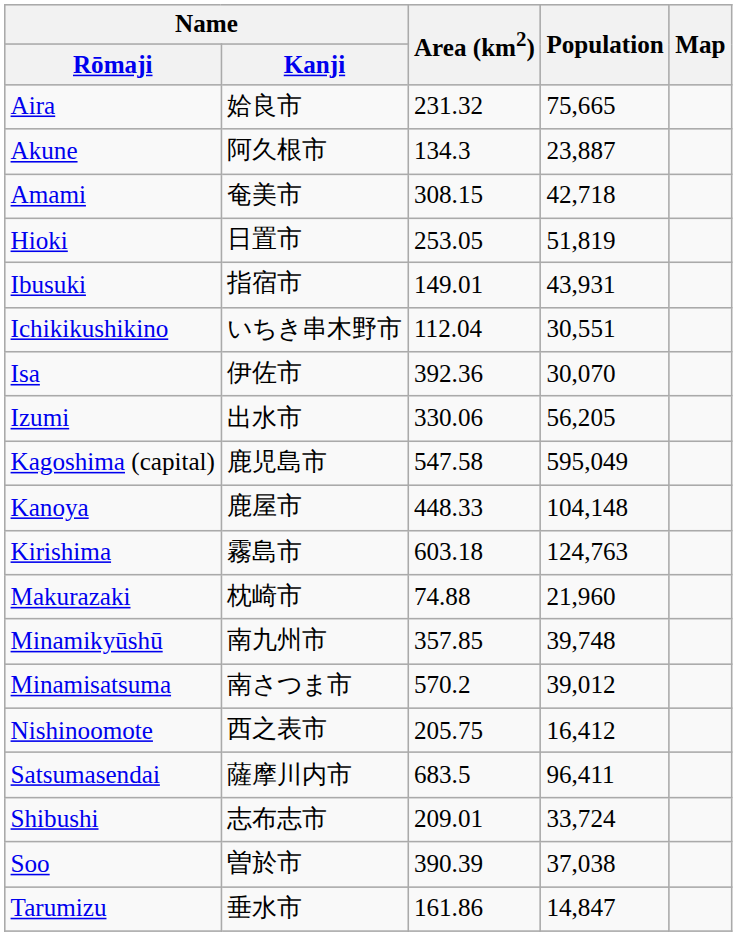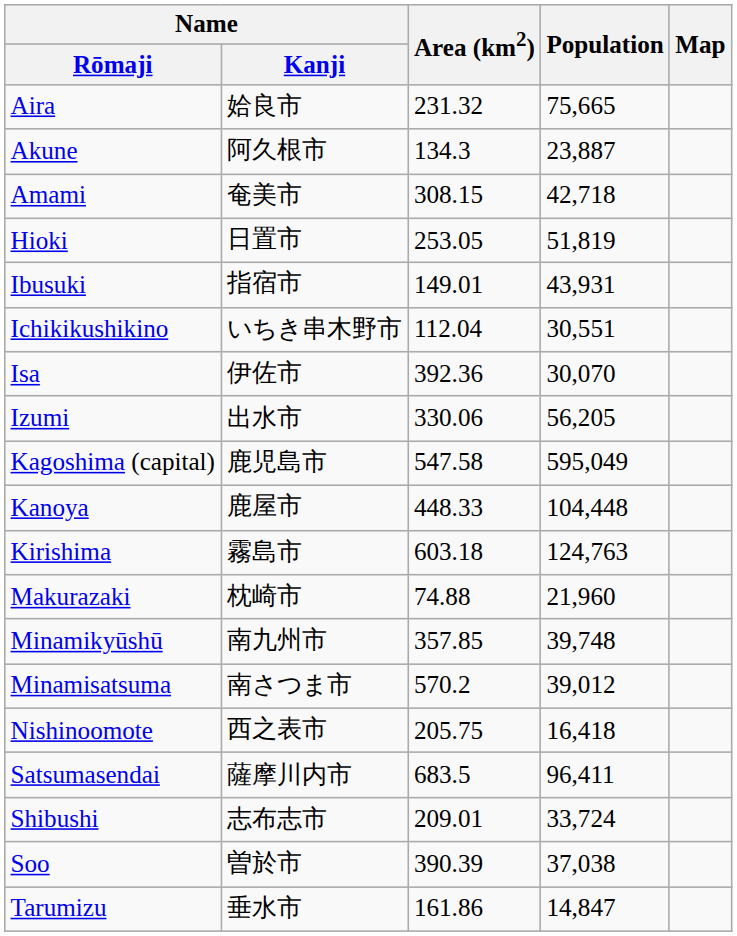(587, 507) 104,148 -> (587, 507) 104,448
(581, 730) 16,412 -> (581, 730) 16,418
